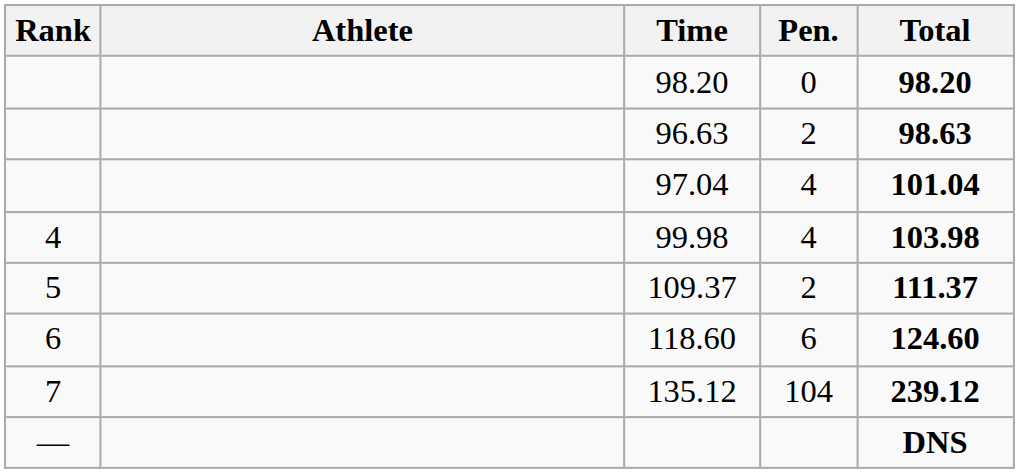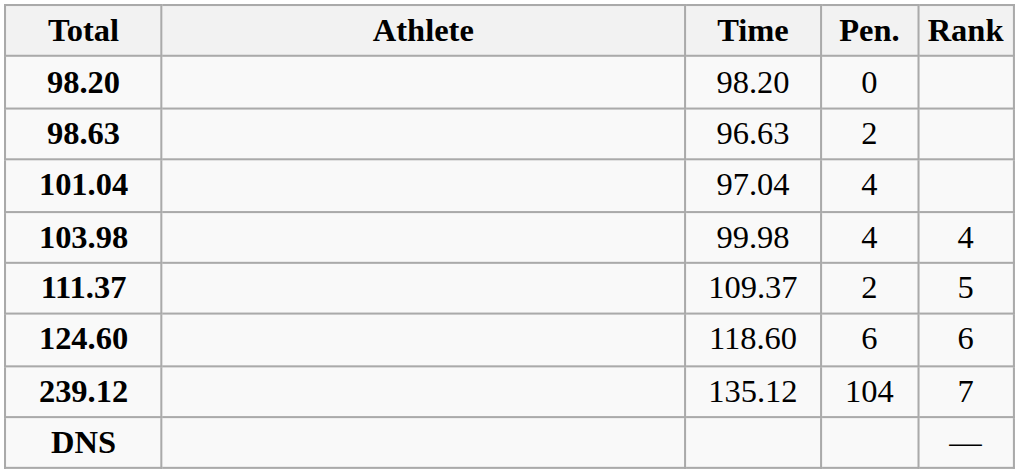columns swapped: (53, 30) <-> (935, 30)
